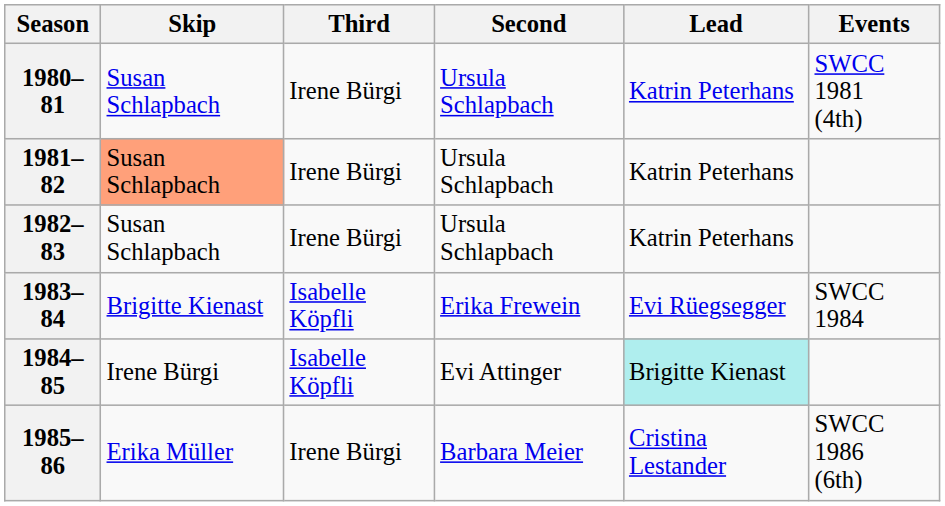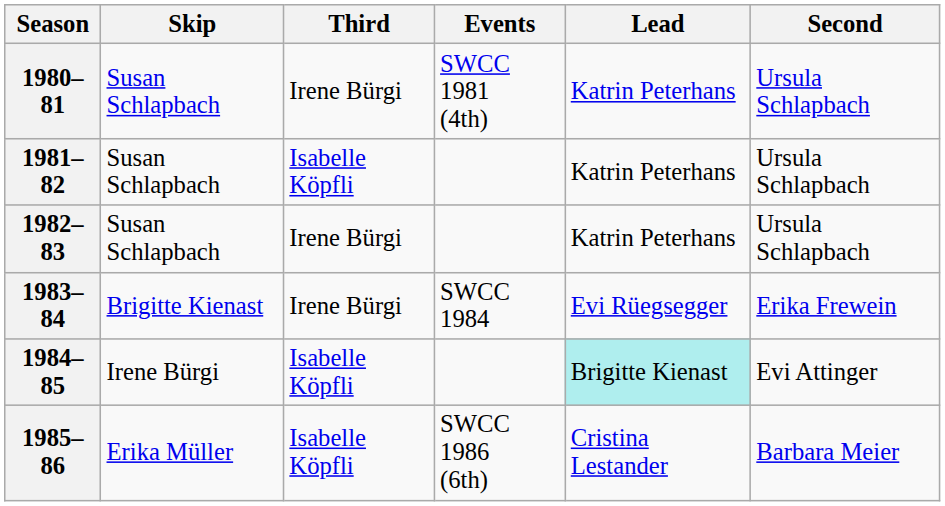columns swapped: (529, 24) <-> (874, 24)
(163, 171) lightsalmon background -> (163, 171) no background
(346, 171) Irene Bürgi -> (328, 171) Isabelle Köpfli
(328, 305) Isabelle Köpfli -> (346, 305) Irene Bürgi
(346, 452) Irene Bürgi -> (328, 452) Isabelle Köpfli
